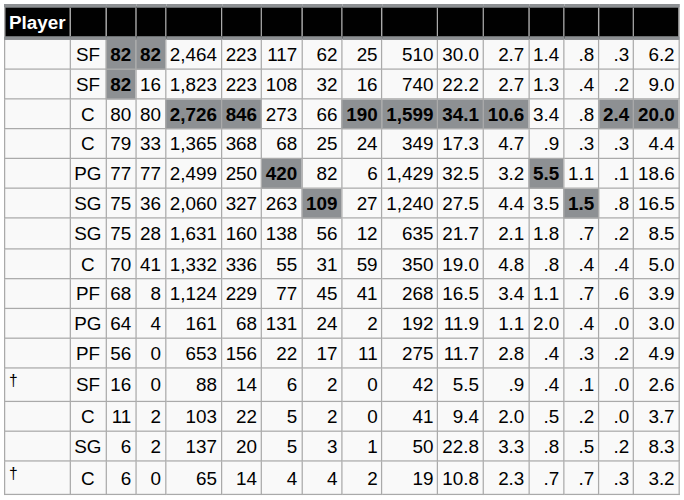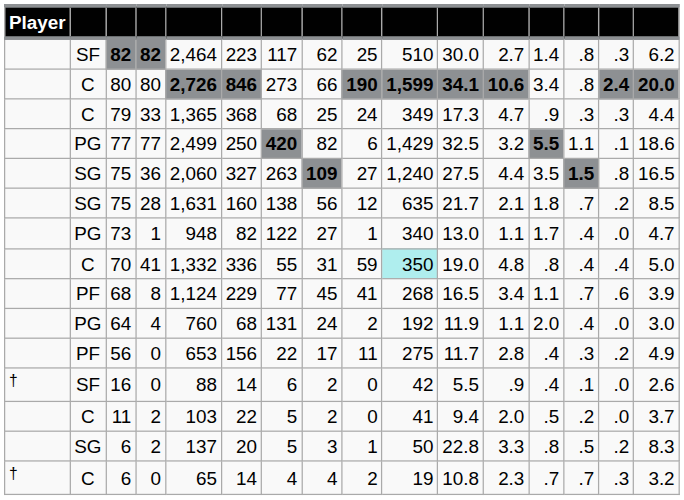- row: (121, 84)
+ row: (121, 234)
(418, 263) no background -> (418, 263) paleturquoise background
(201, 323) 161 -> (201, 323) 760
